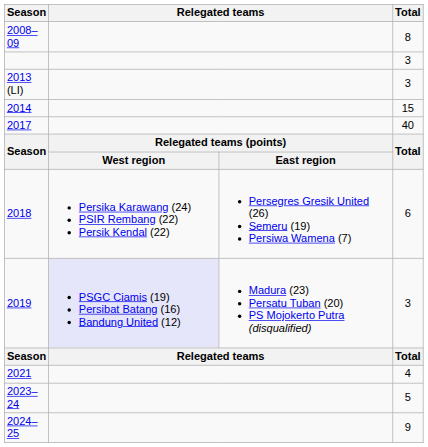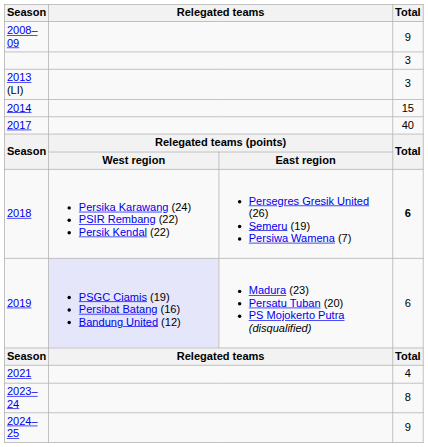(408, 36) 8 -> (408, 36) 9
(408, 214) normal -> (408, 214) bold
(408, 303) 3 -> (408, 303) 6
(408, 397) 5 -> (408, 397) 8
